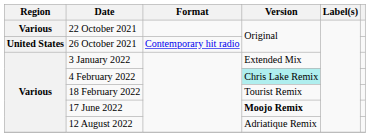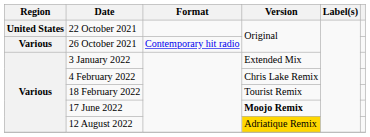(35, 28) Various -> (35, 28) United States
(35, 44) United States -> (35, 44) Various
(281, 76) paleturquoise background -> (281, 76) no background
(281, 124) no background -> (281, 124) gold background
